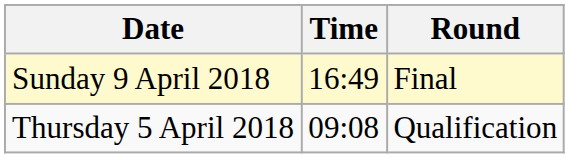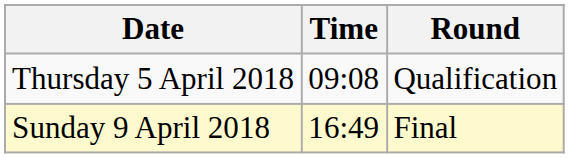rows swapped: (153, 127) <-> (141, 78)
